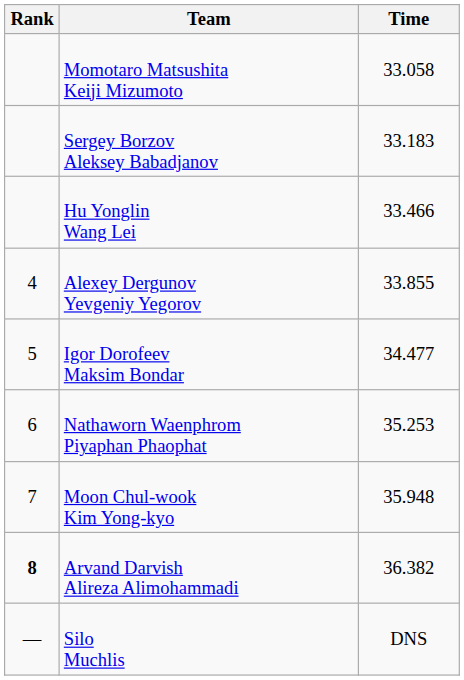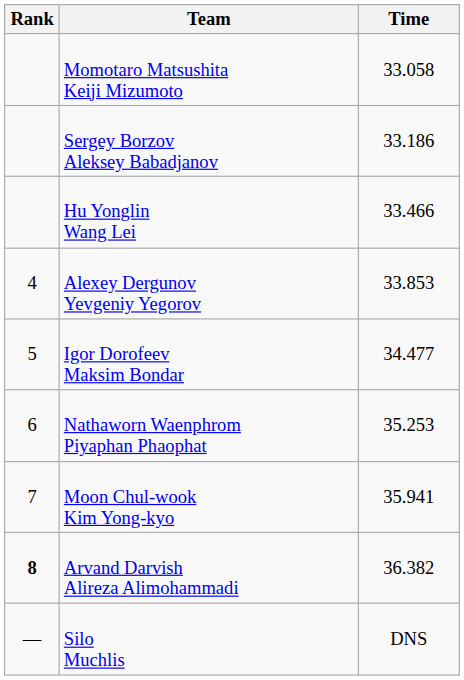(409, 140) 33.183 -> (409, 140) 33.186
(409, 283) 33.855 -> (409, 283) 33.853
(409, 496) 35.948 -> (409, 496) 35.941
